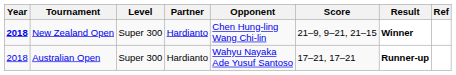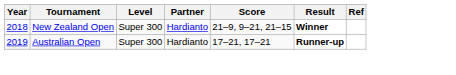- column: (253, 12)
(17, 33) bold -> (17, 27) normal
(17, 58) 2018 -> (17, 42) 2019
